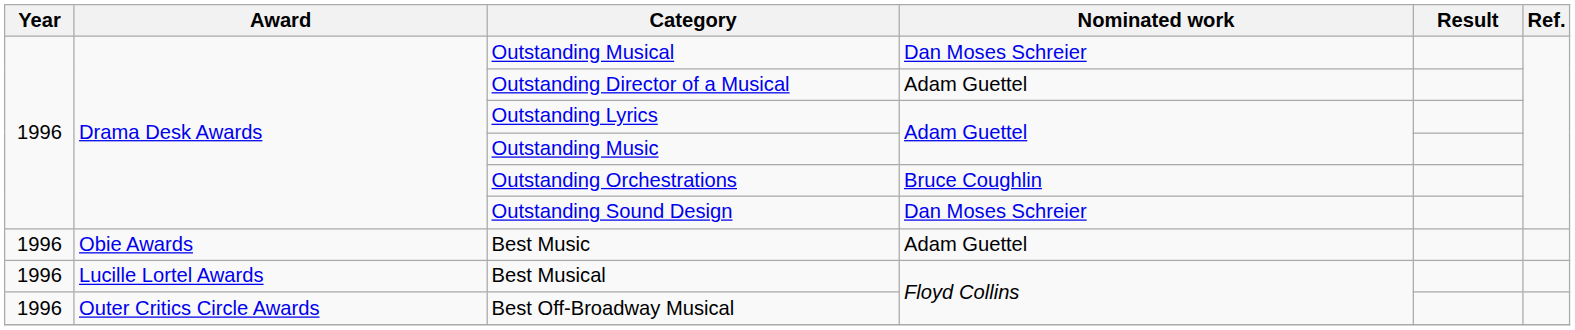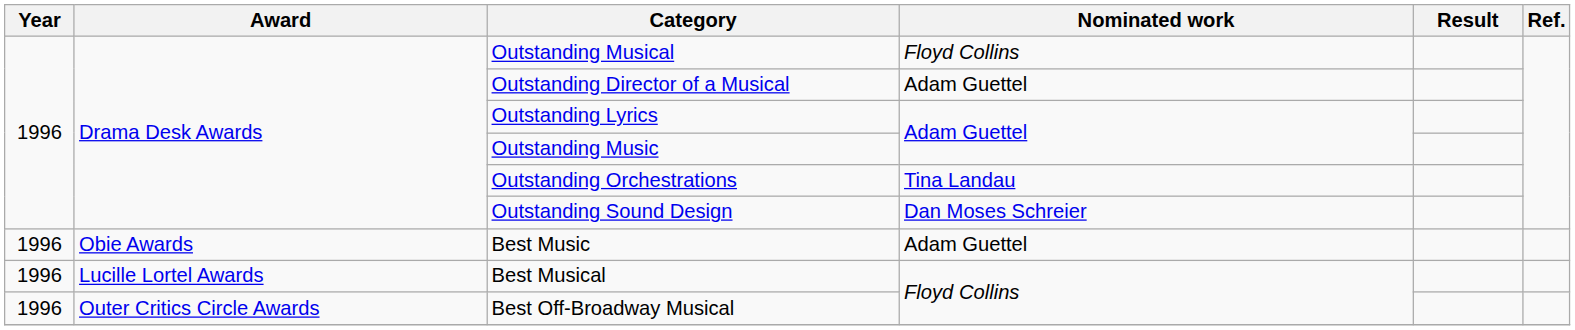(995, 52) Dan Moses Schreier -> (962, 52) Floyd Collins
(973, 180) Bruce Coughlin -> (960, 180) Tina Landau
